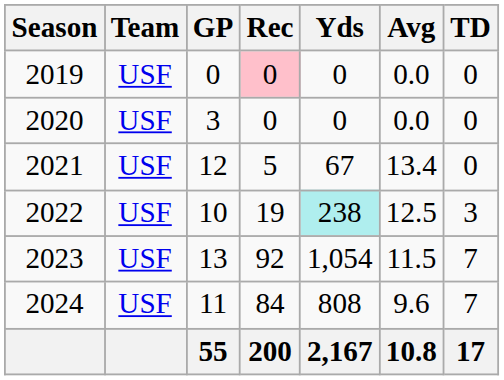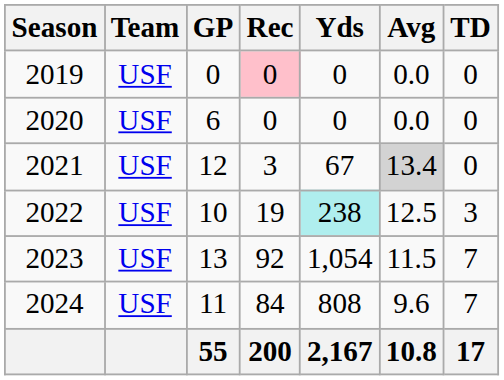(213, 119) 3 -> (213, 119) 6
(270, 166) 5 -> (270, 166) 3
(411, 166) no background -> (411, 166) lightgrey background
